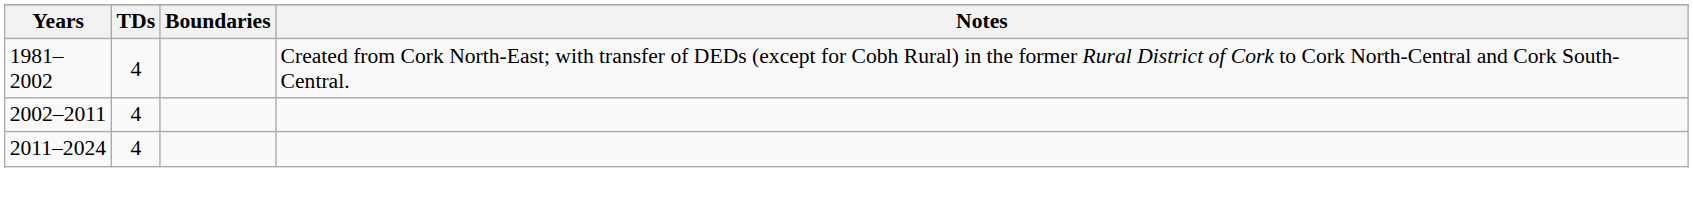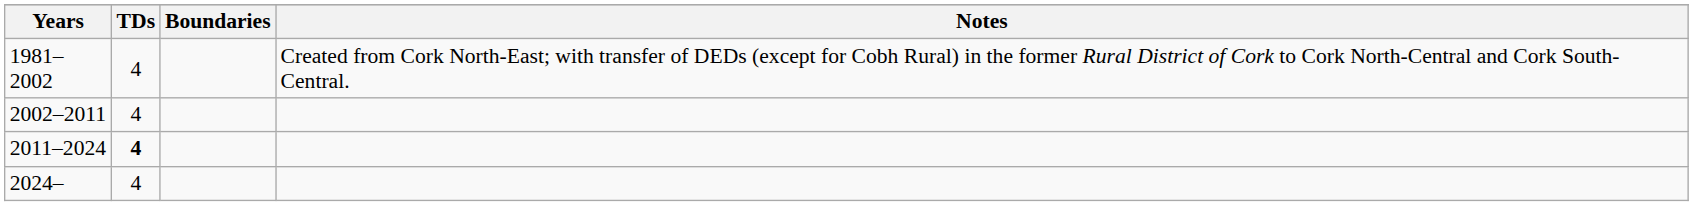(136, 148) normal -> (136, 148) bold
+ row: (37, 182)
